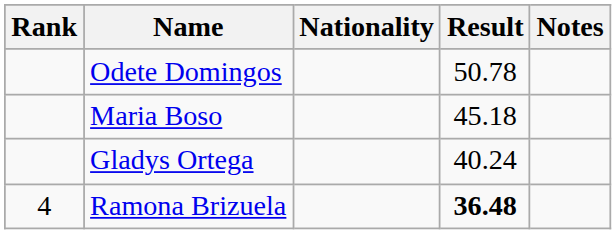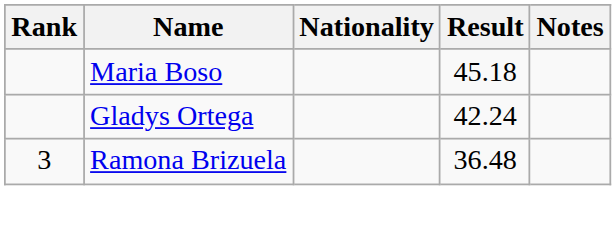- row: (186, 71)
(485, 160) 40.24 -> (485, 116) 42.24
(44, 205) 4 -> (44, 160) 3
(485, 205) bold -> (485, 160) normal
